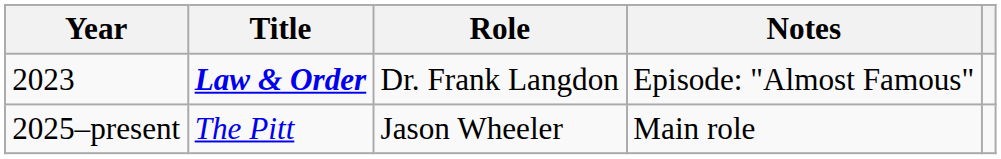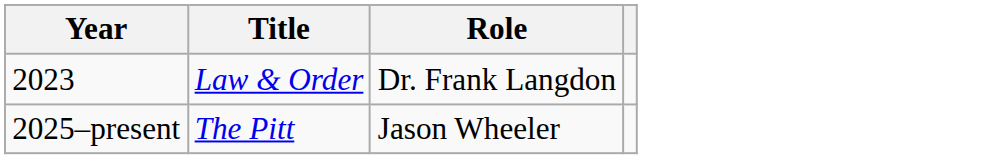- column: (804, 29)
(280, 78) bold -> (279, 78) normal
